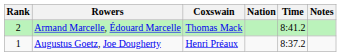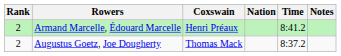(214, 28) Thomas Mack -> (212, 28) Henri Préaux
(18, 43) 1 -> (18, 43) 2
(212, 43) Henri Préaux -> (214, 43) Thomas Mack
